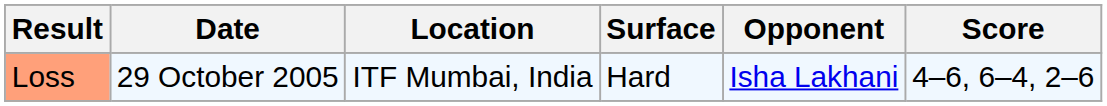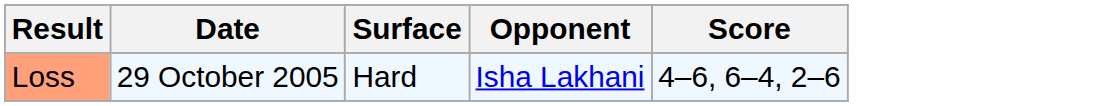- column: (472, 28)
